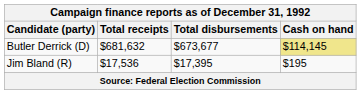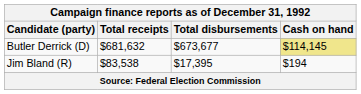(119, 64) $17,536 -> (119, 64) $83,538
(295, 64) $195 -> (295, 64) $194
